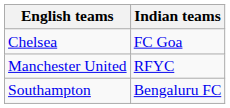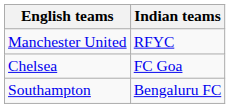rows swapped: (67, 66) <-> (33, 41)
